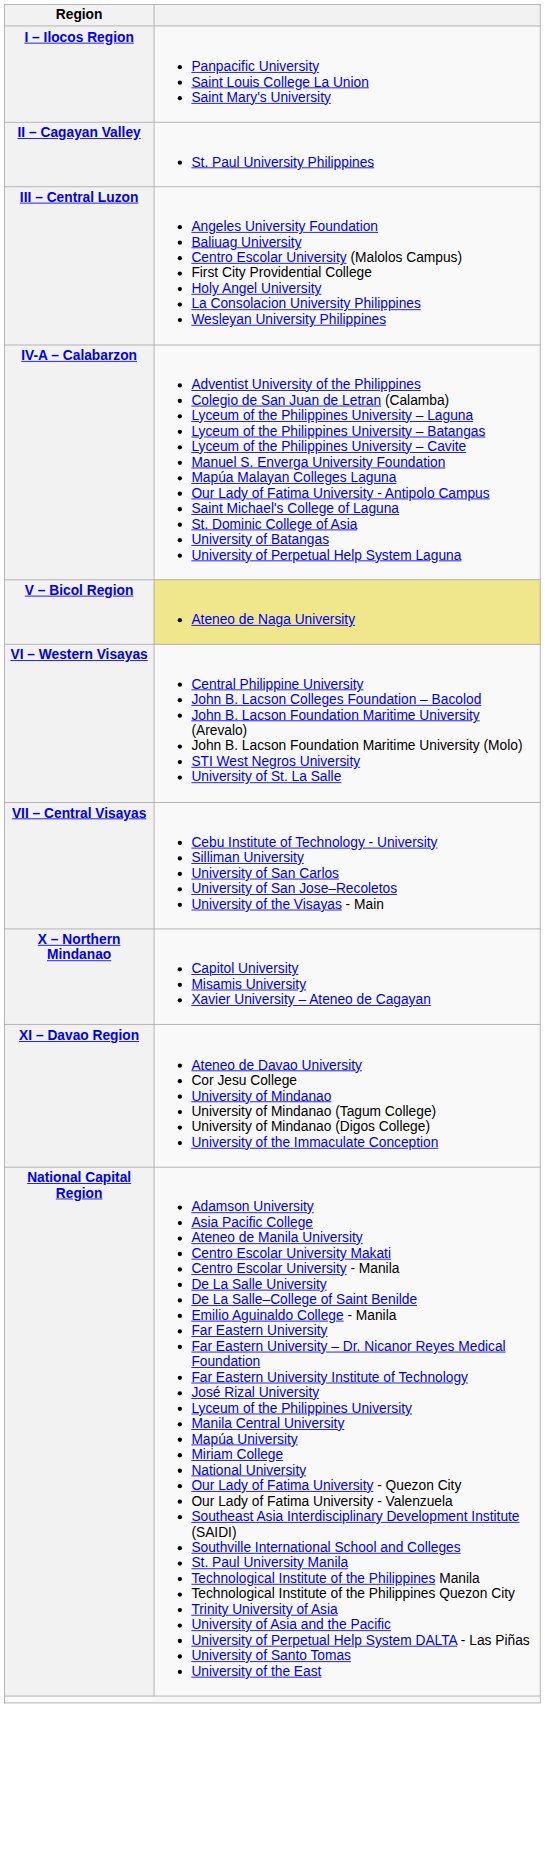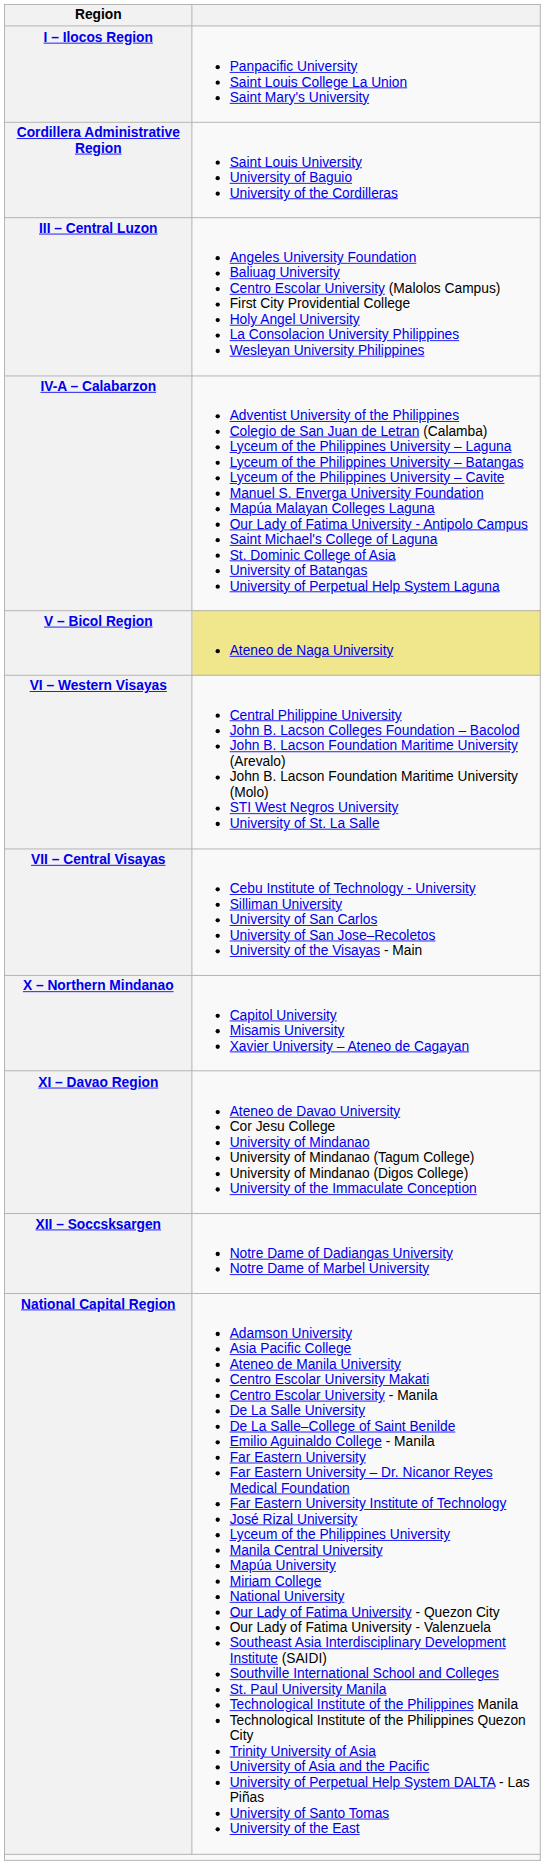- row: (79, 133)
+ row: (98, 140)
+ row: (98, 1224)
